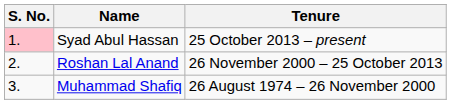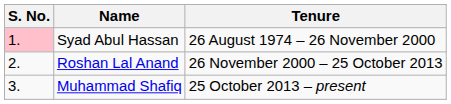(277, 39) 25 October 2013 – present -> (312, 39) 26 August 1974 – 26 November 2000
(312, 87) 26 August 1974 – 26 November 2000 -> (277, 87) 25 October 2013 – present
